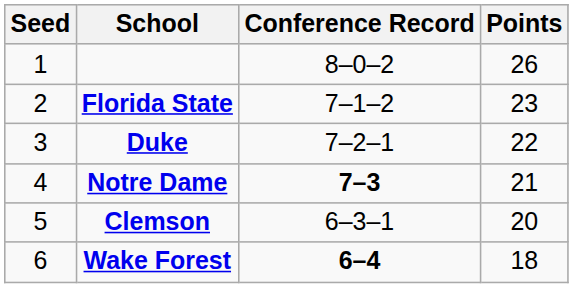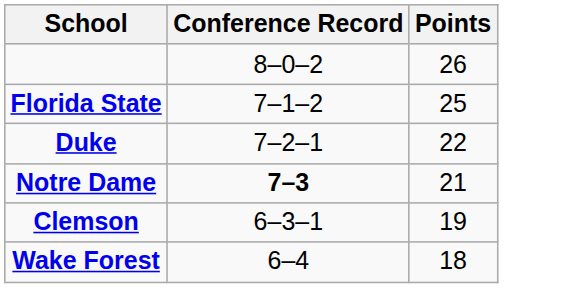- column: (40, 24)
(524, 103) 23 -> (453, 103) 25
(524, 222) 20 -> (453, 222) 19
(359, 261) bold -> (288, 261) normal
